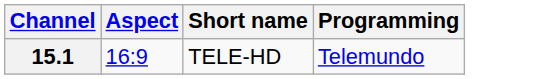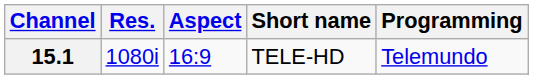+ column: (132, 21)
